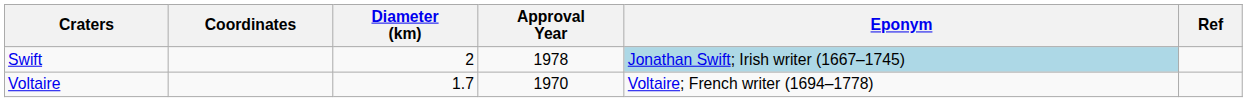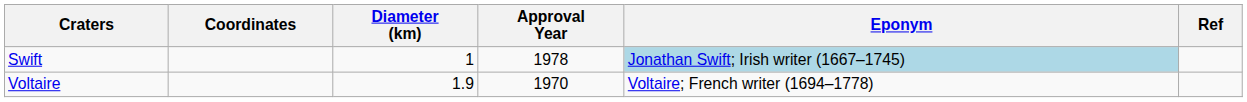(470, 59) 2 -> (470, 59) 1
(463, 84) 1.7 -> (463, 84) 1.9
